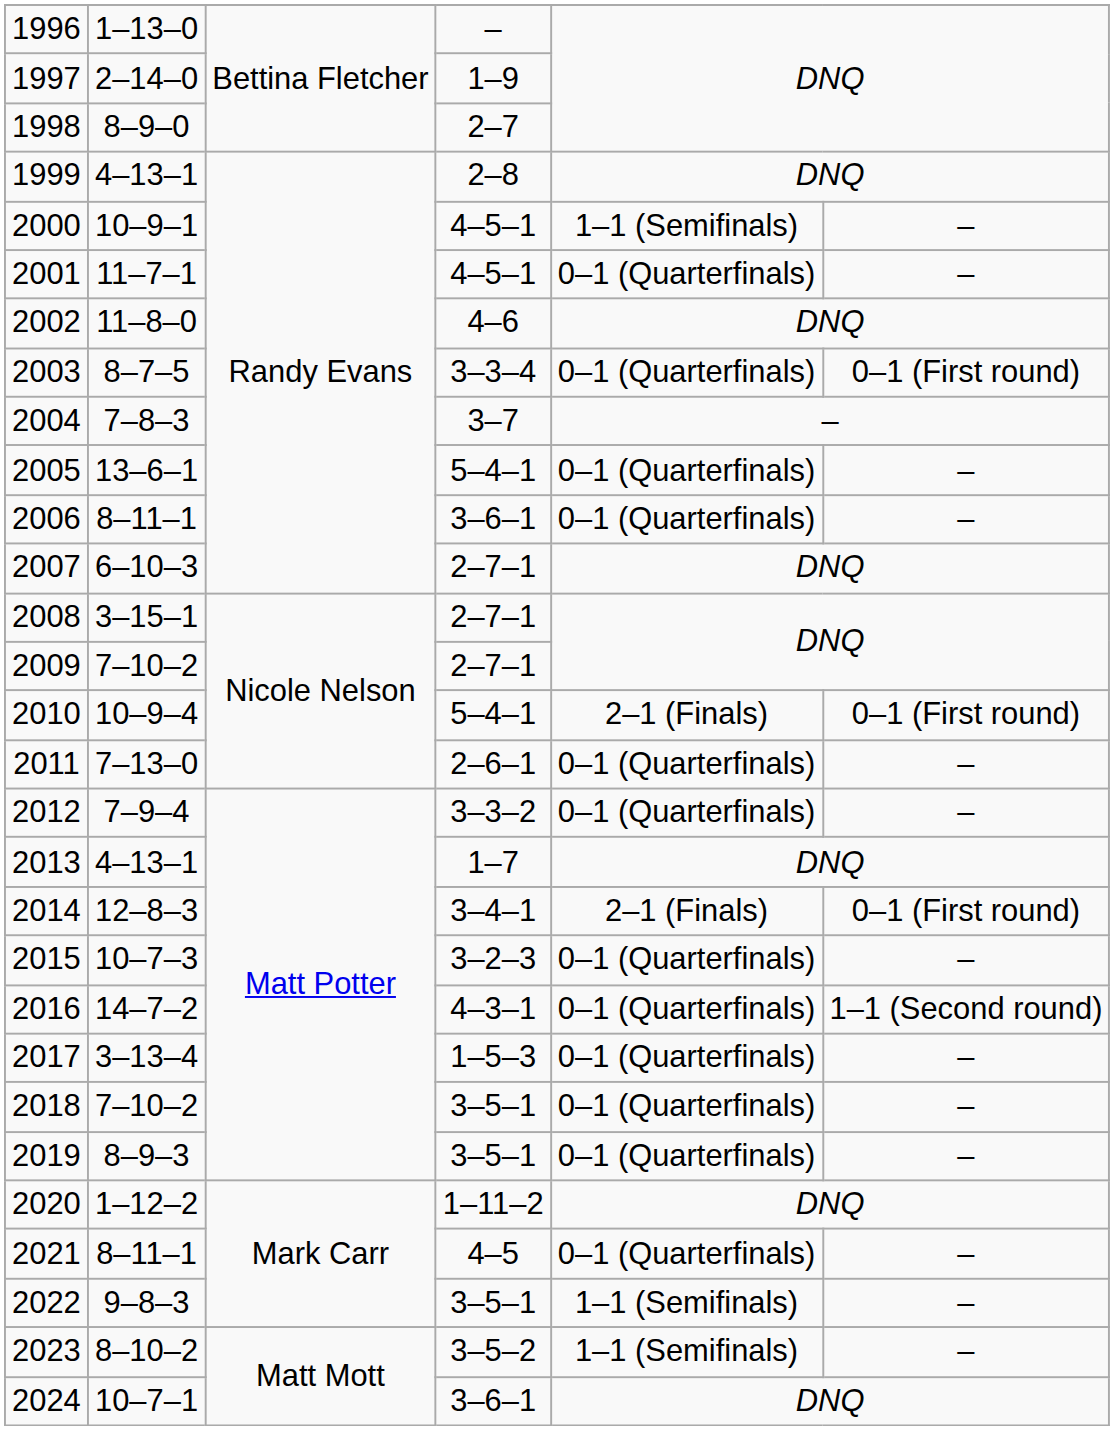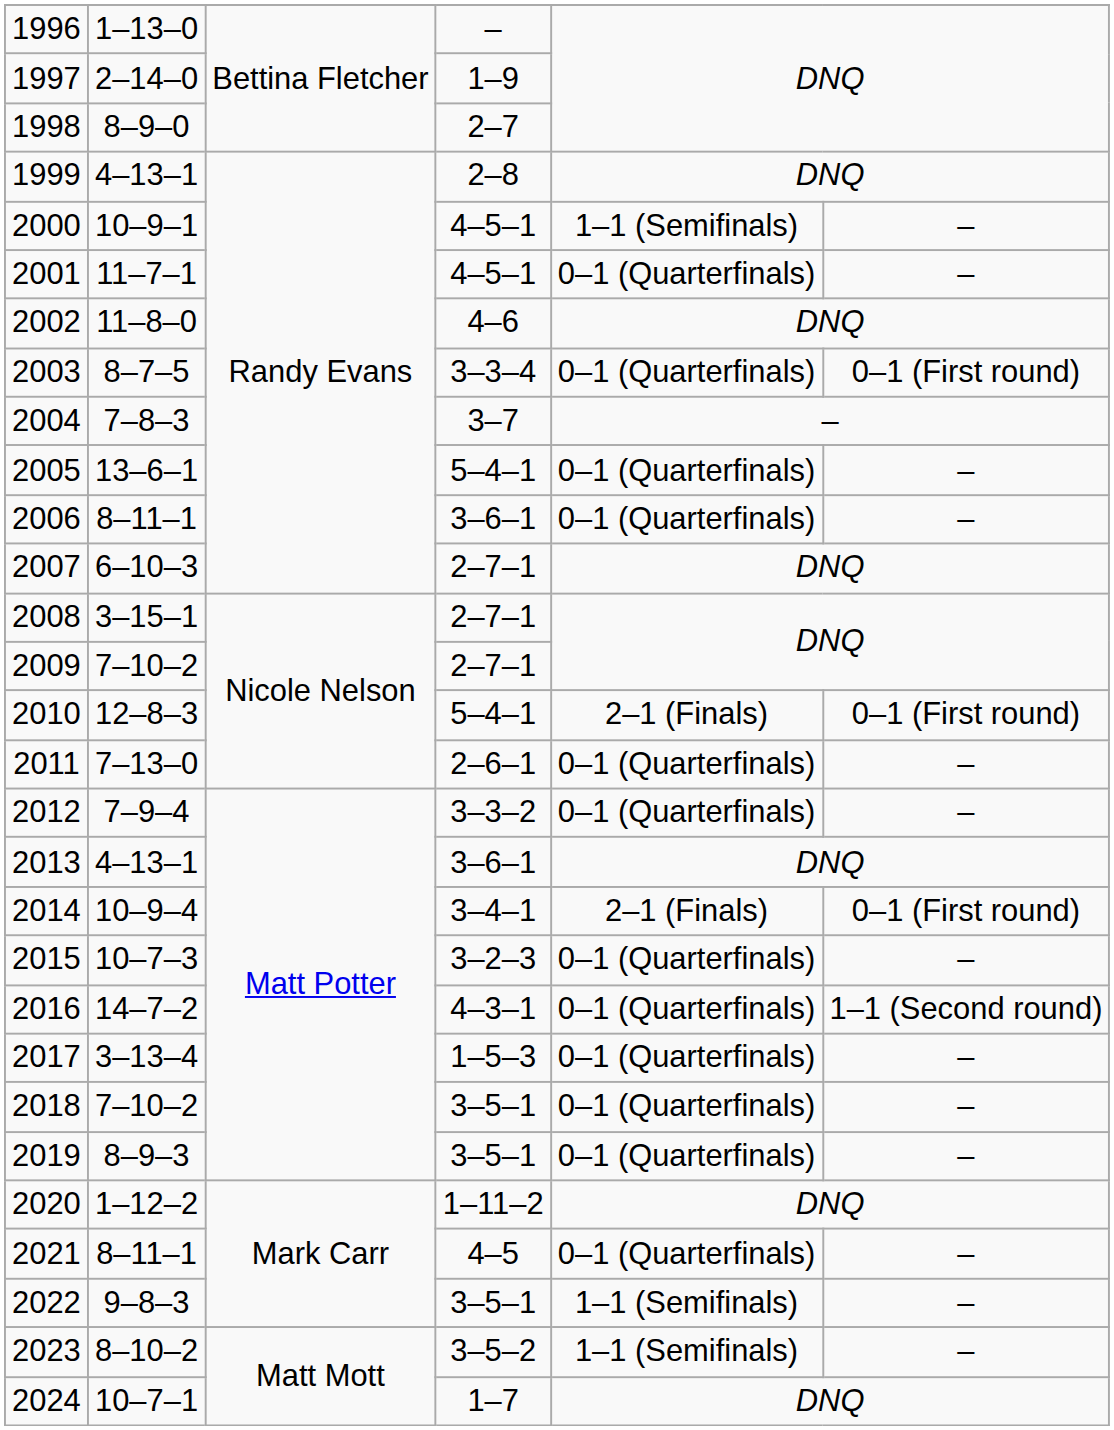(147, 714) 10–9–4 -> (147, 714) 12–8–3
(493, 861) 1–7 -> (493, 861) 3–6–1
(147, 910) 12–8–3 -> (147, 910) 10–9–4
(493, 1400) 3–6–1 -> (493, 1400) 1–7
